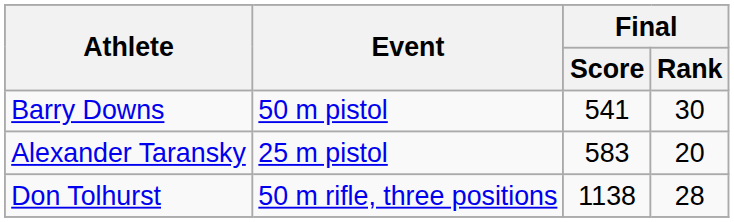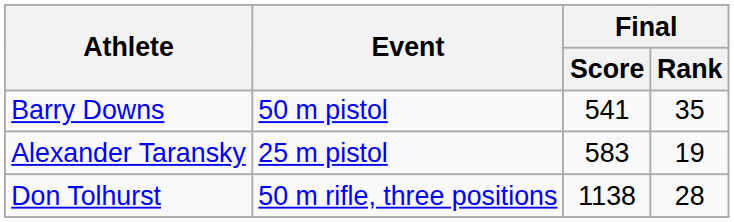(690, 111) 30 -> (690, 111) 35
(690, 153) 20 -> (690, 153) 19
